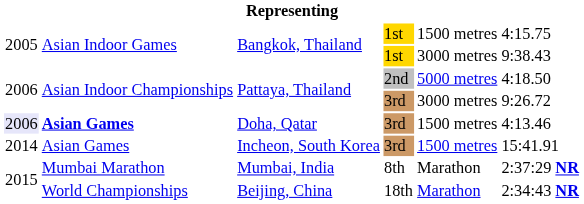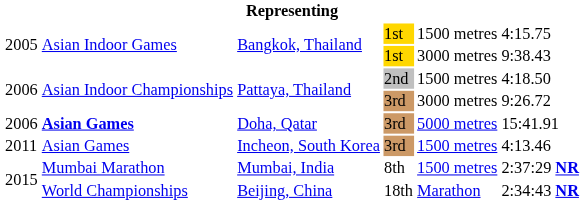(457, 78) 5000 metres -> (457, 78) 1500 metres
(21, 123) lavender background -> (21, 123) no background
(457, 123) 1500 metres -> (457, 123) 5000 metres
(526, 123) 4:13.46 -> (530, 123) 15:41.91
(21, 145) 2014 -> (21, 145) 2011
(530, 145) 15:41.91 -> (526, 145) 4:13.46
(449, 168) Marathon -> (457, 168) 1500 metres
